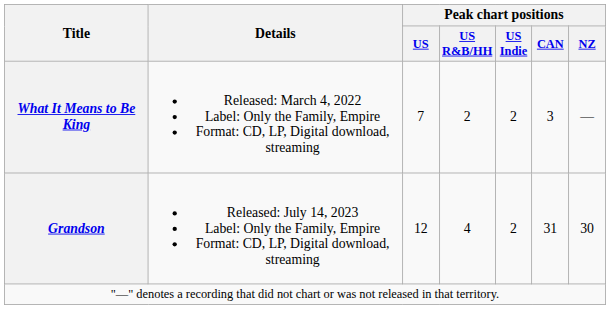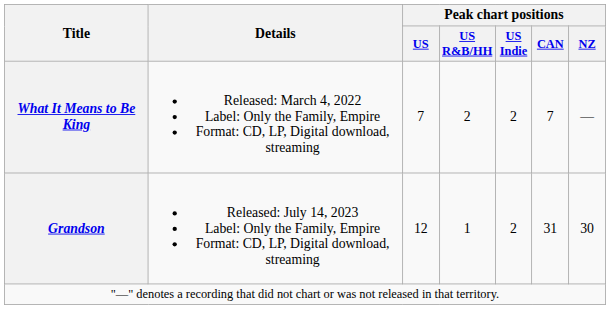(550, 116) 3 -> (550, 116) 7
(467, 228) 4 -> (467, 228) 1
